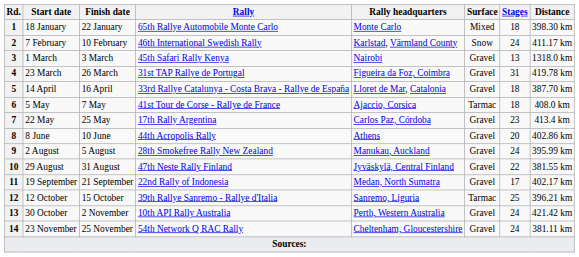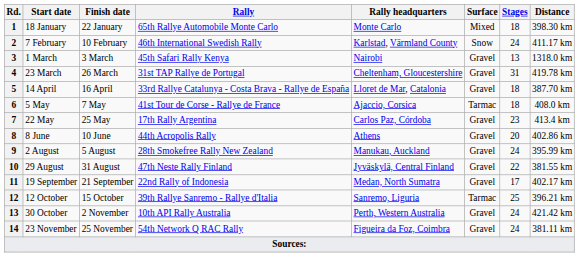(402, 73) Figueira da Foz, Coimbra -> (408, 73) Cheltenham, Gloucestershire
(408, 228) Cheltenham, Gloucestershire -> (402, 228) Figueira da Foz, Coimbra
